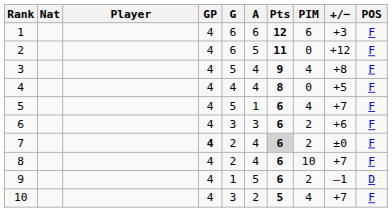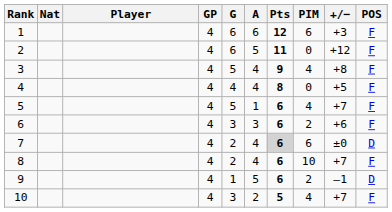(210, 143) bold -> (210, 143) normal
(309, 143) 2 -> (309, 143) 6
(372, 143) F -> (372, 143) D
